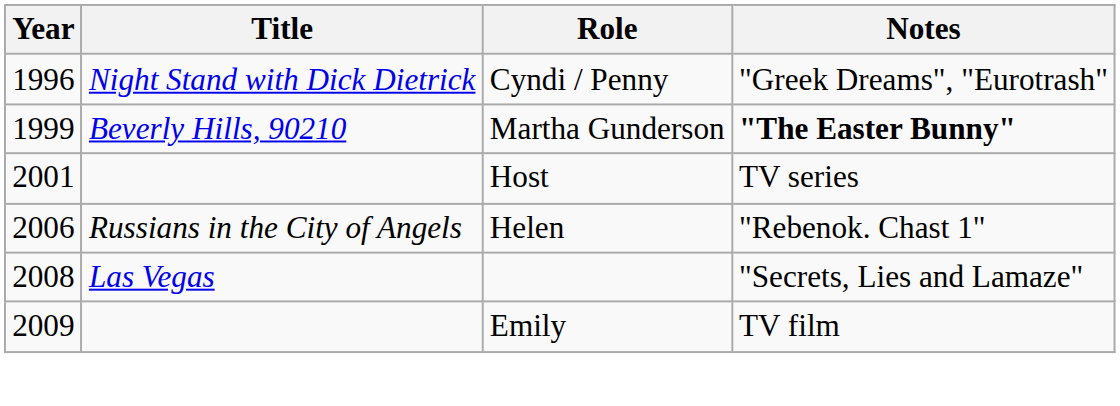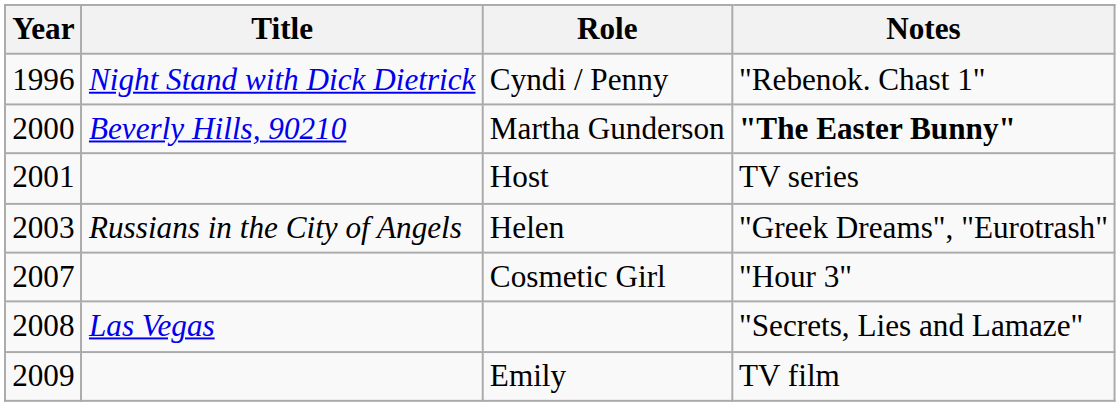(923, 78) "Greek Dreams", "Eurotrash" -> (862, 78) "Rebenok. Chast 1"
(43, 128) 1999 -> (43, 128) 2000
(43, 227) 2006 -> (43, 227) 2003
(862, 227) "Rebenok. Chast 1" -> (923, 227) "Greek Dreams", "Eurotrash"
+ row: (578, 276)
